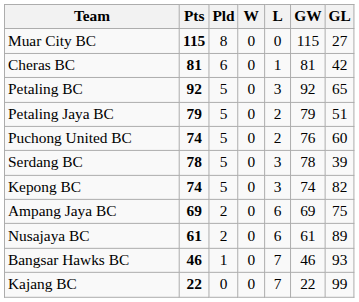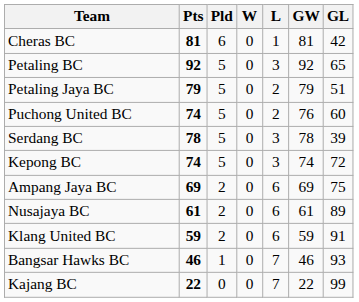- row: (52, 41)
(340, 187) 82 -> (338, 162) 72
+ row: (62, 235)
